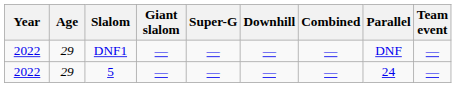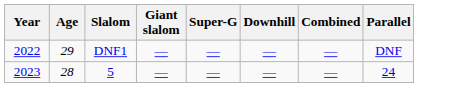- column: (432, 22)
(27, 72) 2022 -> (27, 72) 2023
(67, 72) 29 -> (67, 72) 28
